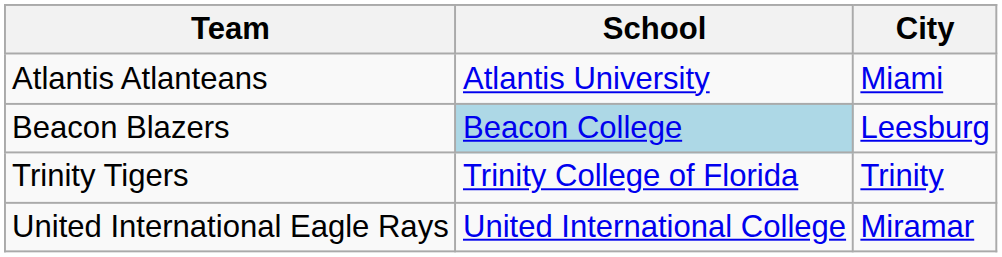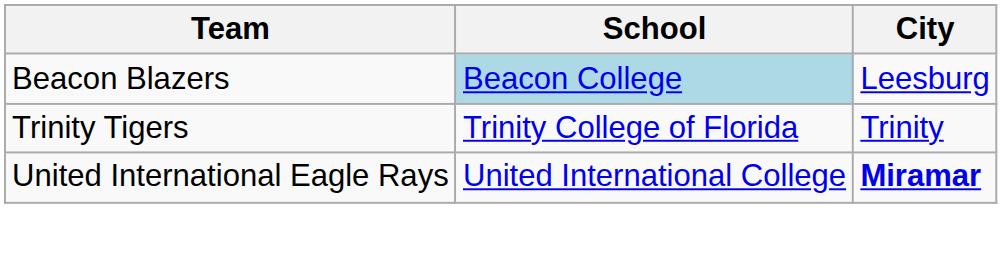- row: (140, 78)
(917, 226) normal -> (921, 176) bold
